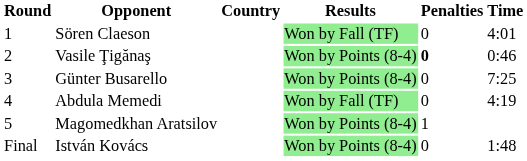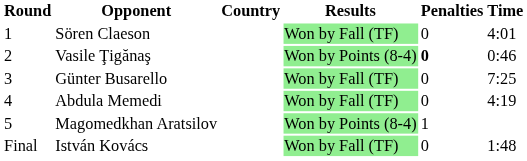(350, 78) Won by Points (8-4) -> (341, 78) Won by Fall (TF)
(350, 145) Won by Points (8-4) -> (341, 145) Won by Fall (TF)
